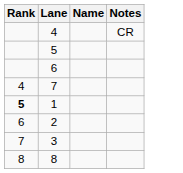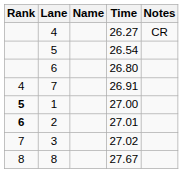+ column: (124, 13)
(21, 123) normal -> (21, 123) bold
